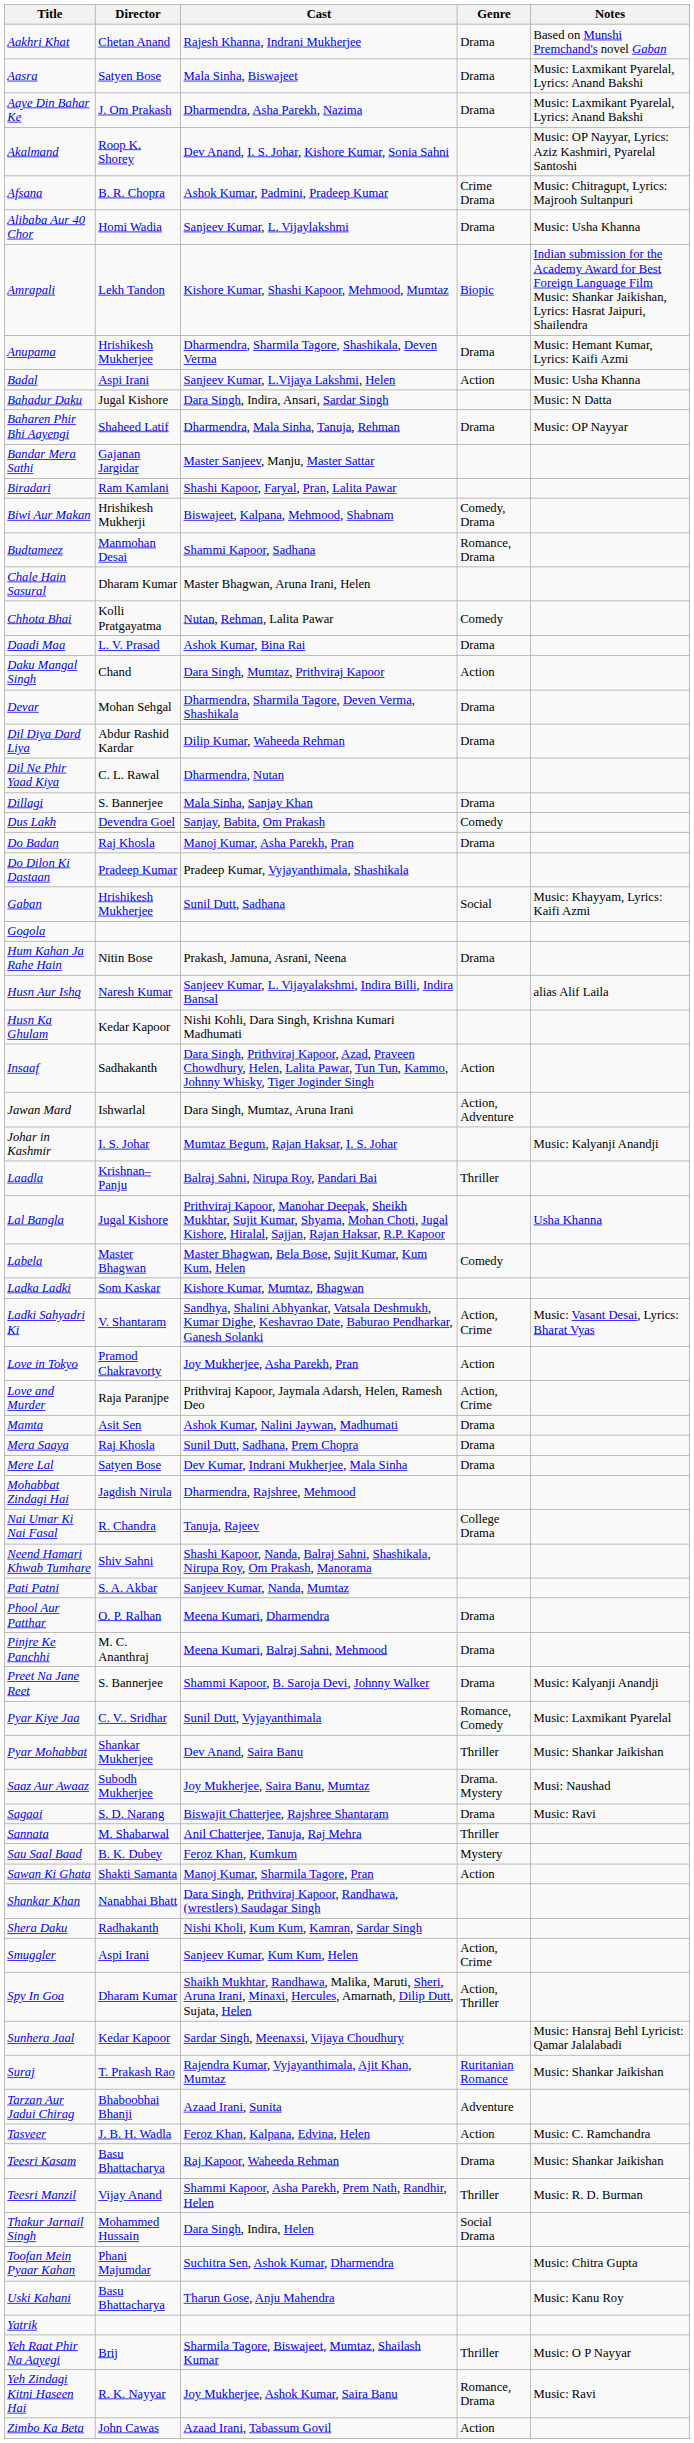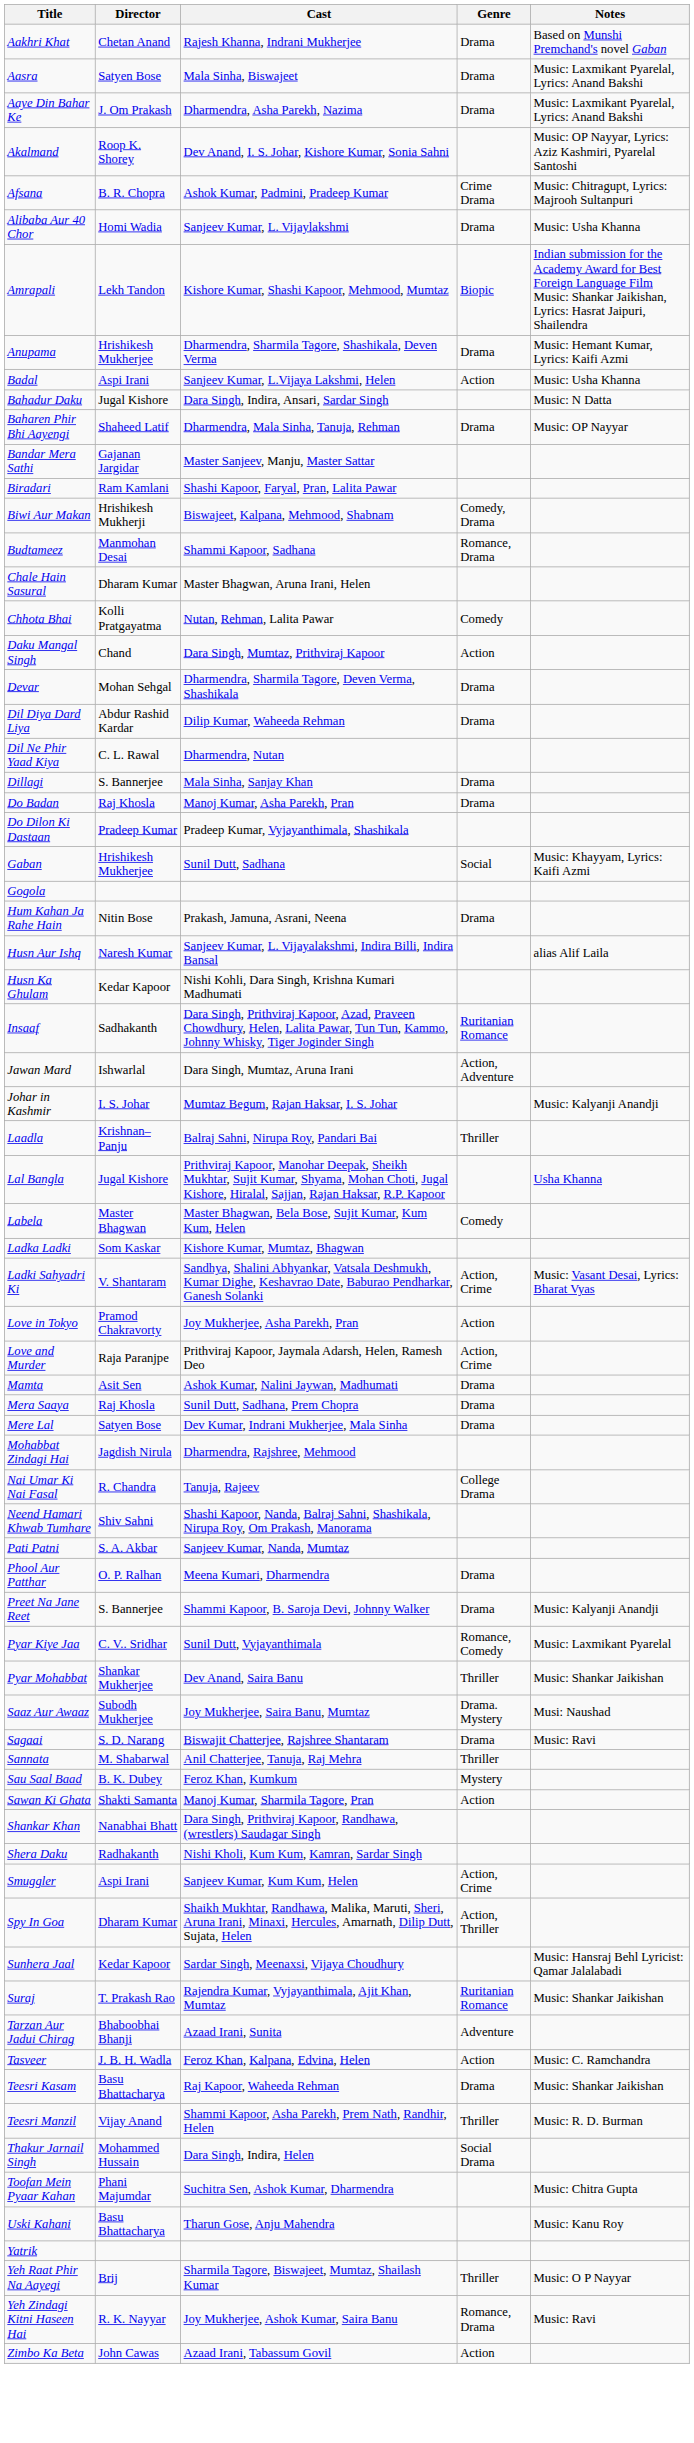- row: (36, 645)
- row: (32, 822)
(477, 1068) Action -> (487, 1028) Ruritanian Romance
- row: (31, 1649)
